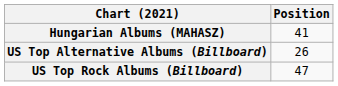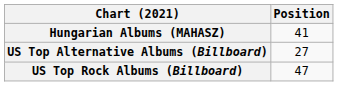(302, 52) 26 -> (302, 52) 27
